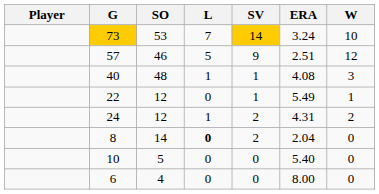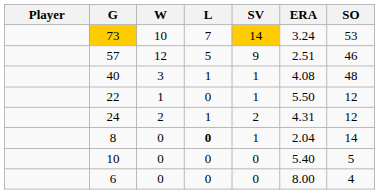columns swapped: (351, 14) <-> (160, 14)
(303, 96) 5.49 -> (303, 96) 5.50
(256, 138) 2 -> (256, 138) 1
